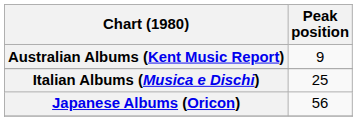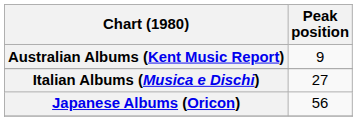(320, 80) 25 -> (320, 80) 27
